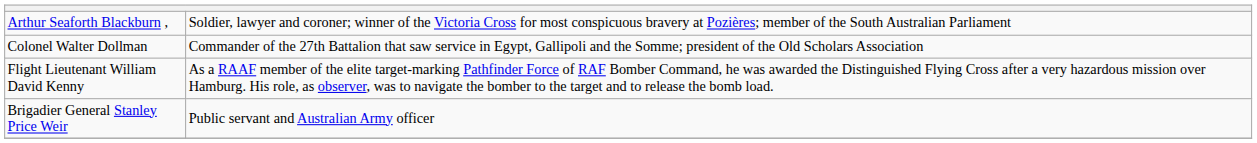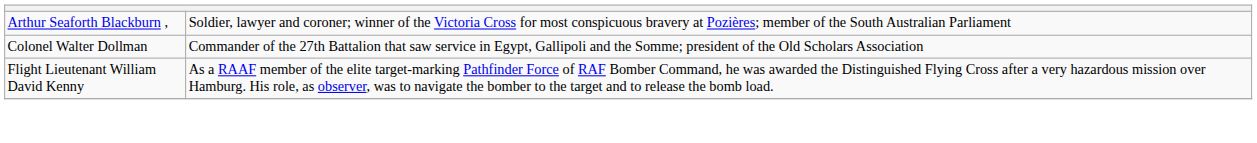- row: (82, 118)
